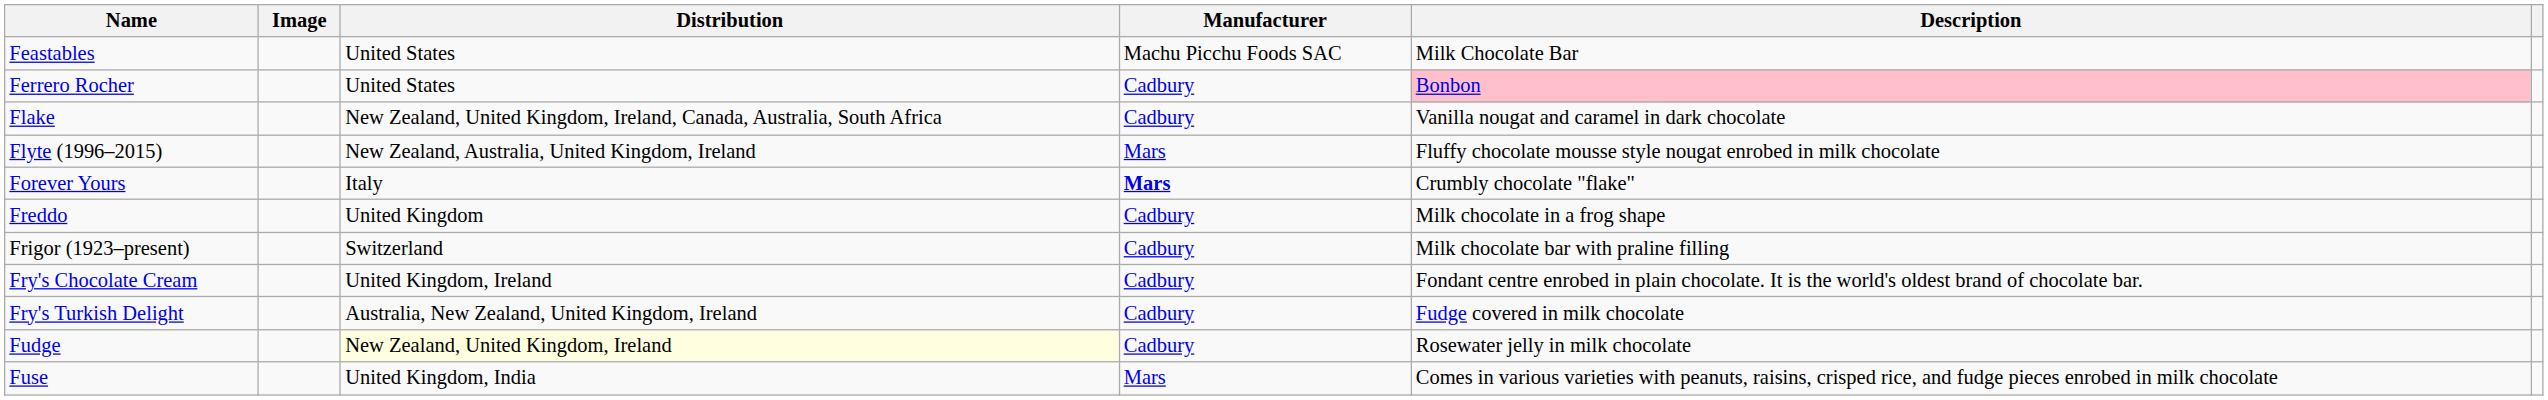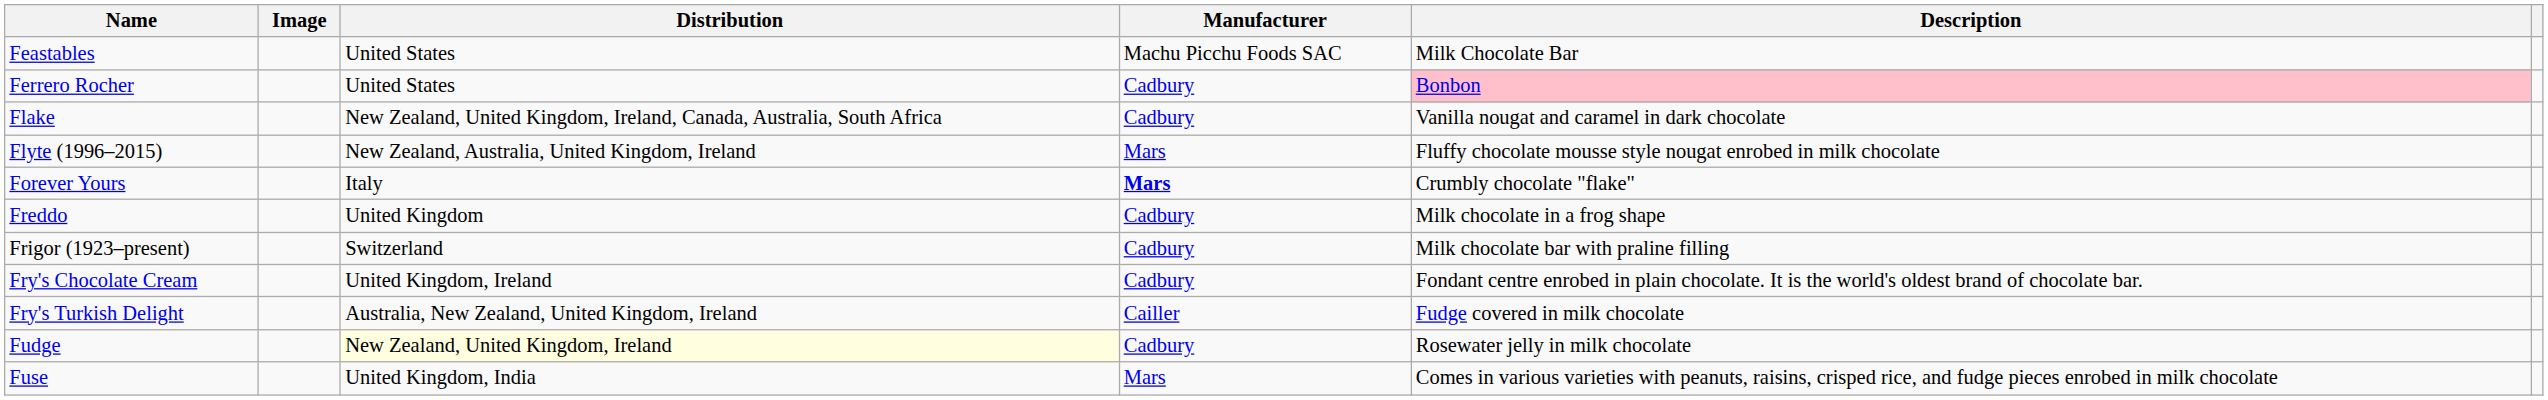(1159, 313) Cadbury -> (1152, 313) Cailler
